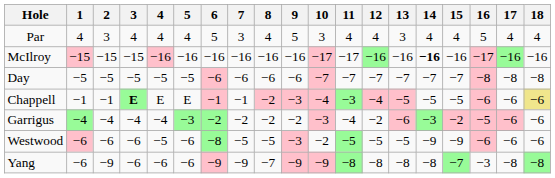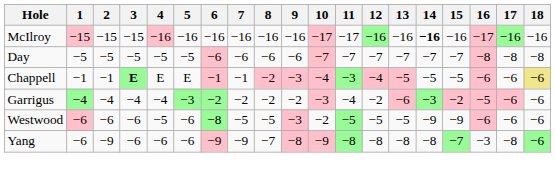- row: (35, 36)
(295, 162) −9 -> (295, 141) −8
(537, 162) −8 -> (537, 141) −6
